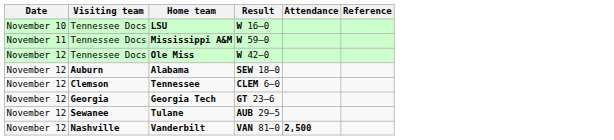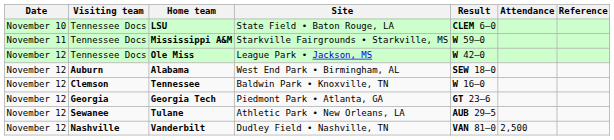+ column: (342, 12)
(253, 27) W 16–0 -> (474, 27) CLEM 6–0
(258, 85) CLEM 6–0 -> (469, 85) W 16–0
(298, 128) bold -> (514, 128) normal
